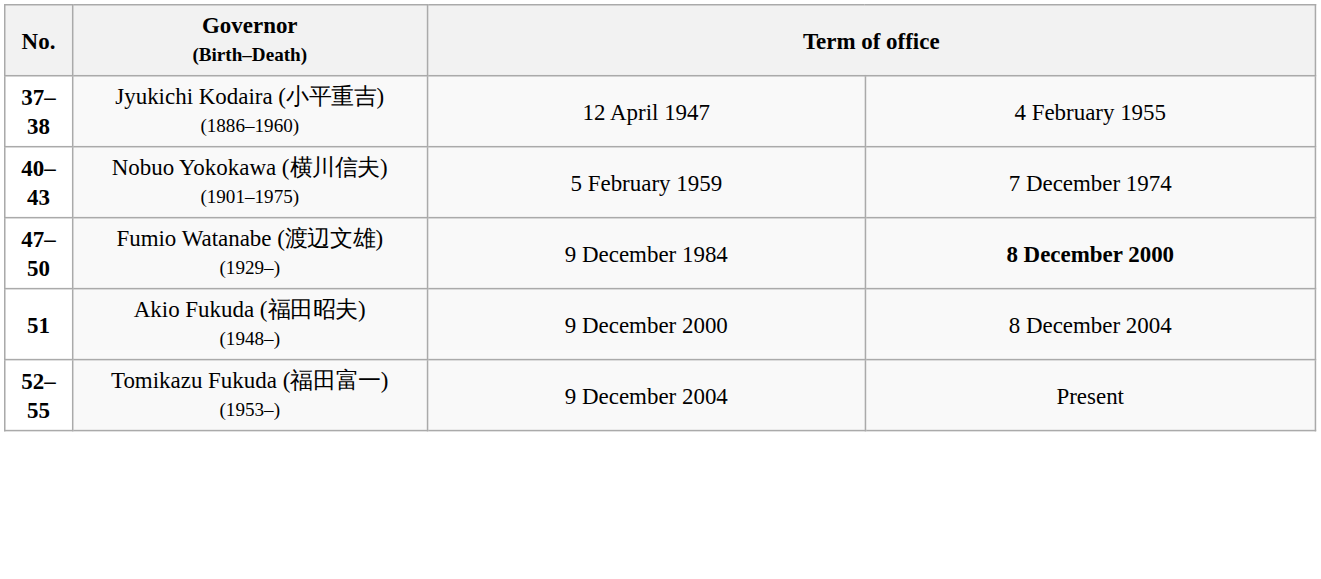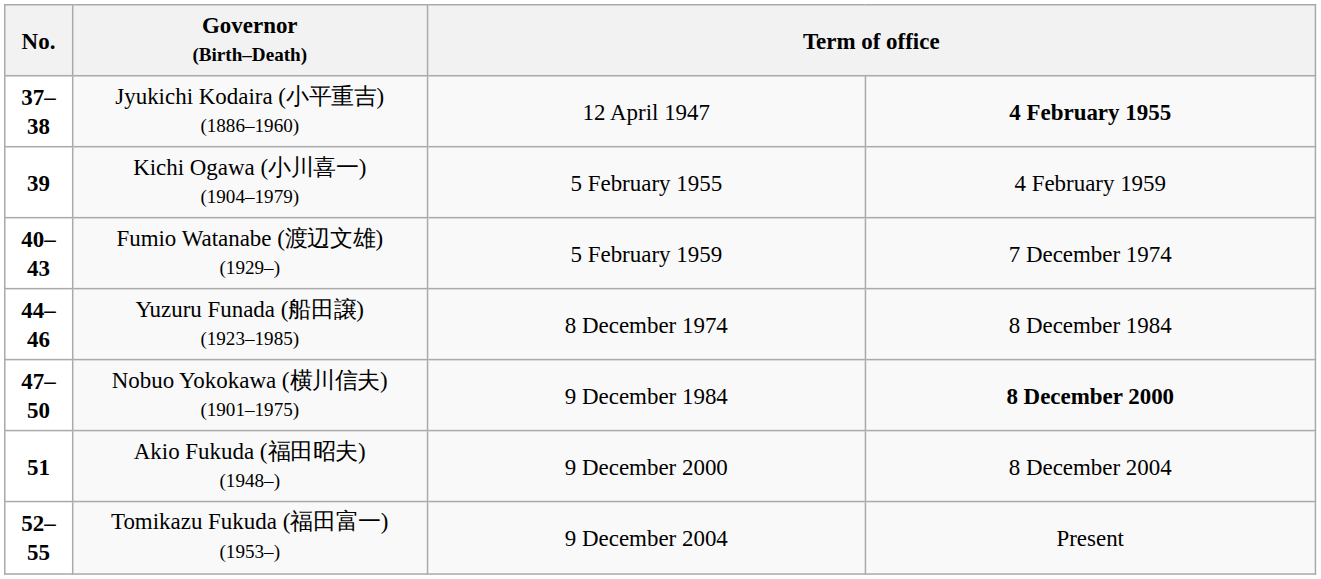(1090, 112) normal -> (1090, 112) bold
+ row: (38, 183)
(250, 181) Nobuo Yokokawa (横川信夫) (1901–1975) -> (250, 252) Fumio Watanabe (渡辺文雄) (1929–)
+ row: (38, 325)
(250, 252) Fumio Watanabe (渡辺文雄) (1929–) -> (250, 394) Nobuo Yokokawa (横川信夫) (1901–1975)
